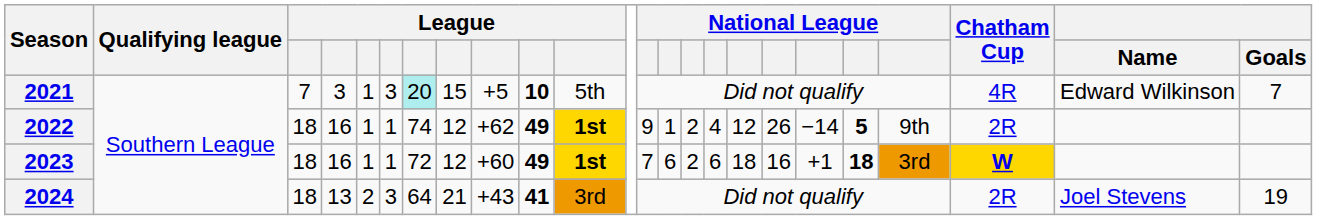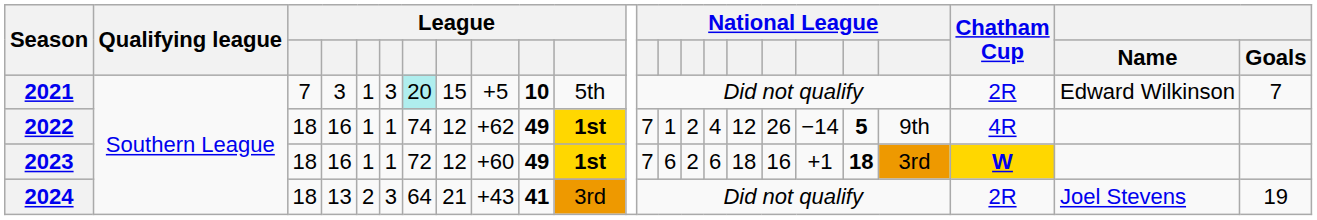(1003, 92) 4R -> (1003, 92) 2R
(647, 127) 9 -> (647, 127) 7
(1003, 127) 2R -> (1003, 127) 4R
